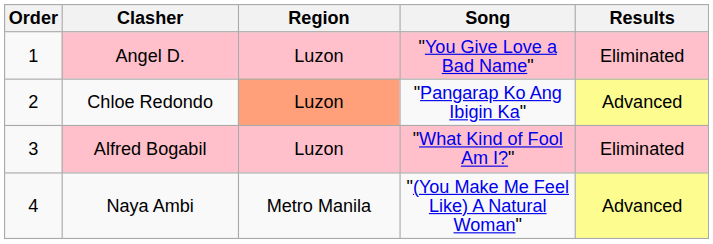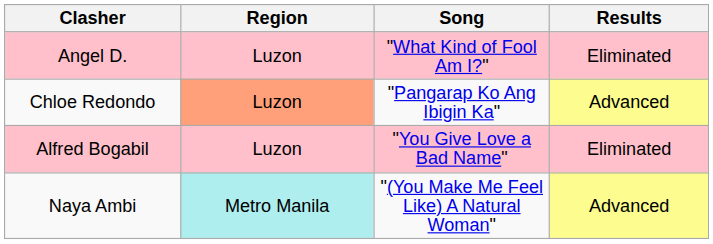- column: (33, 18)
(488, 55) "You Give Love a Bad Name" -> (462, 55) "What Kind of Fool Am I?"
(488, 149) "What Kind of Fool Am I?" -> (462, 149) "You Give Love a Bad Name"
(319, 205) no background -> (277, 205) paleturquoise background
